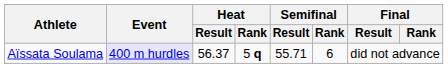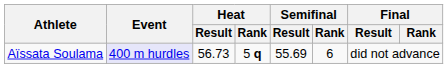(214, 54) 56.37 -> (214, 54) 56.73
(291, 54) 55.71 -> (291, 54) 55.69
